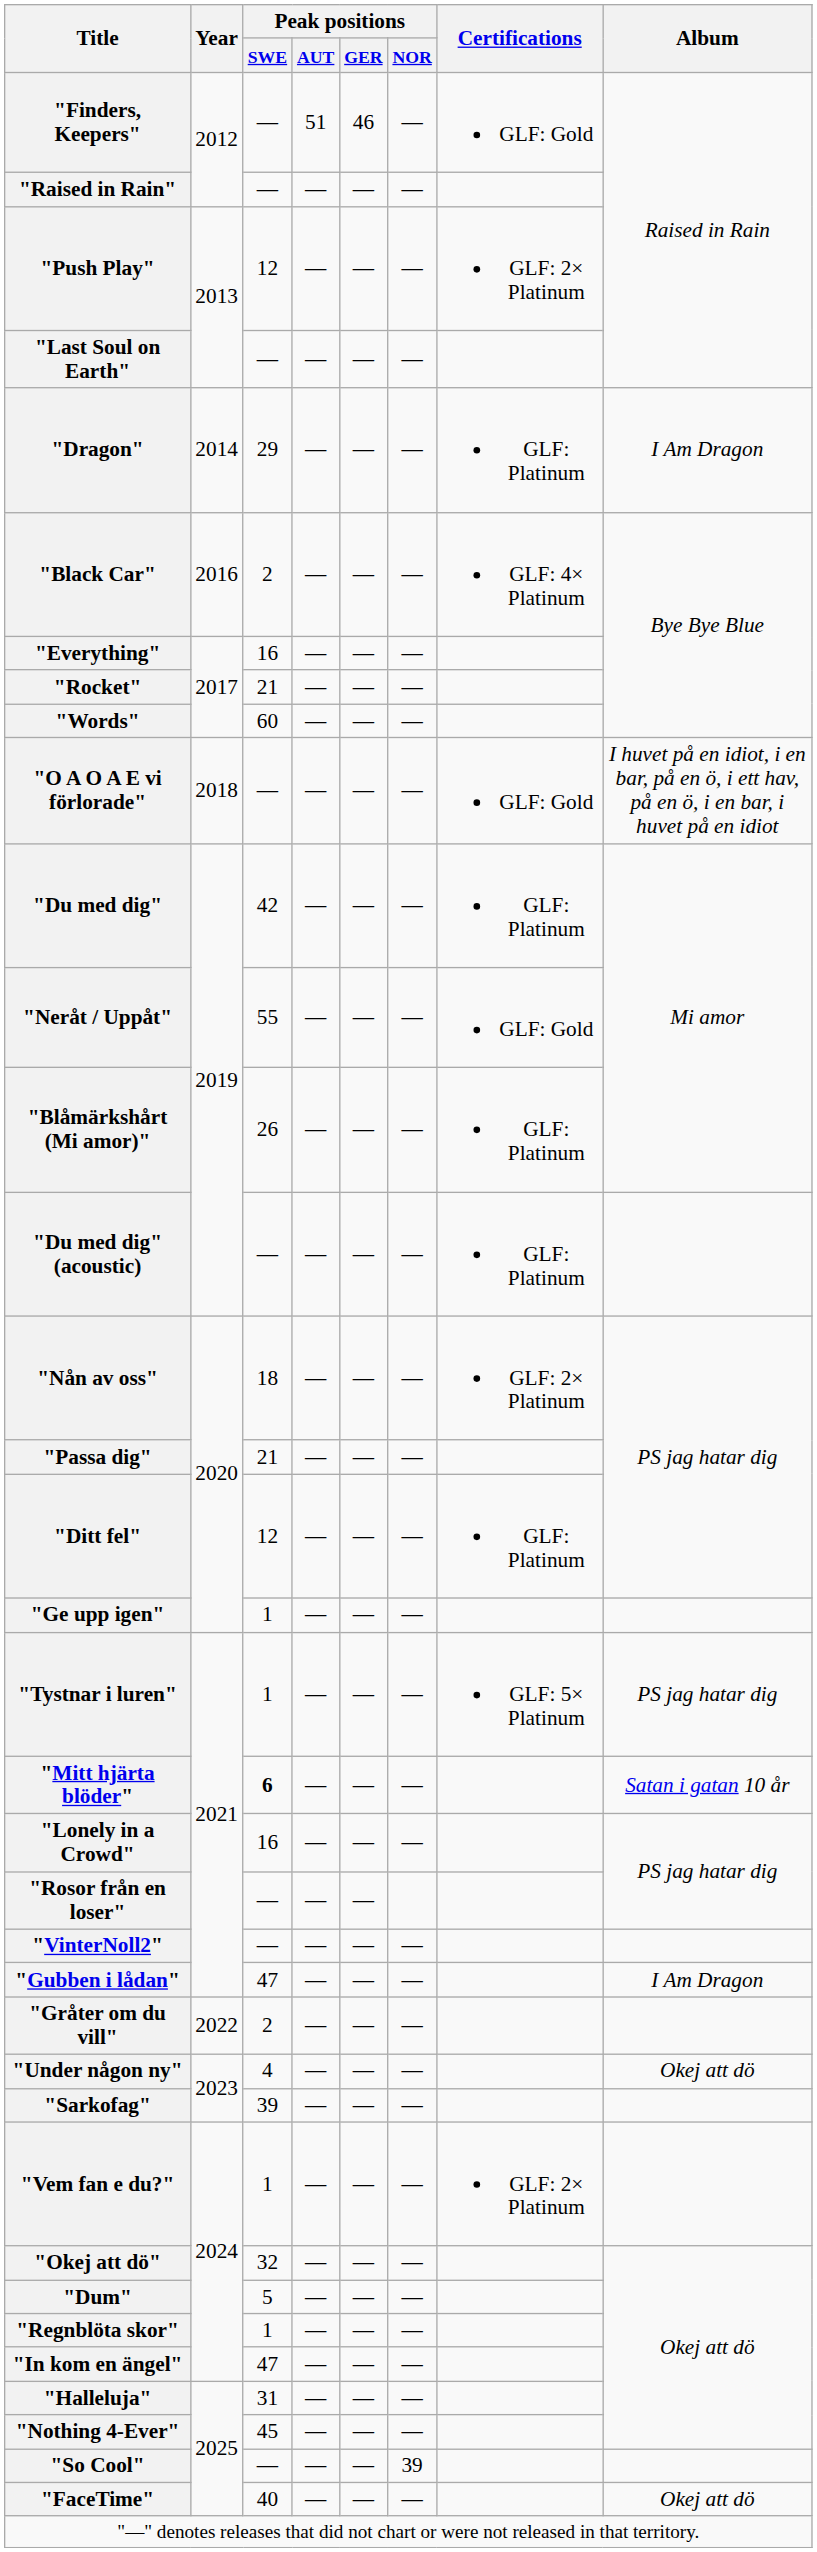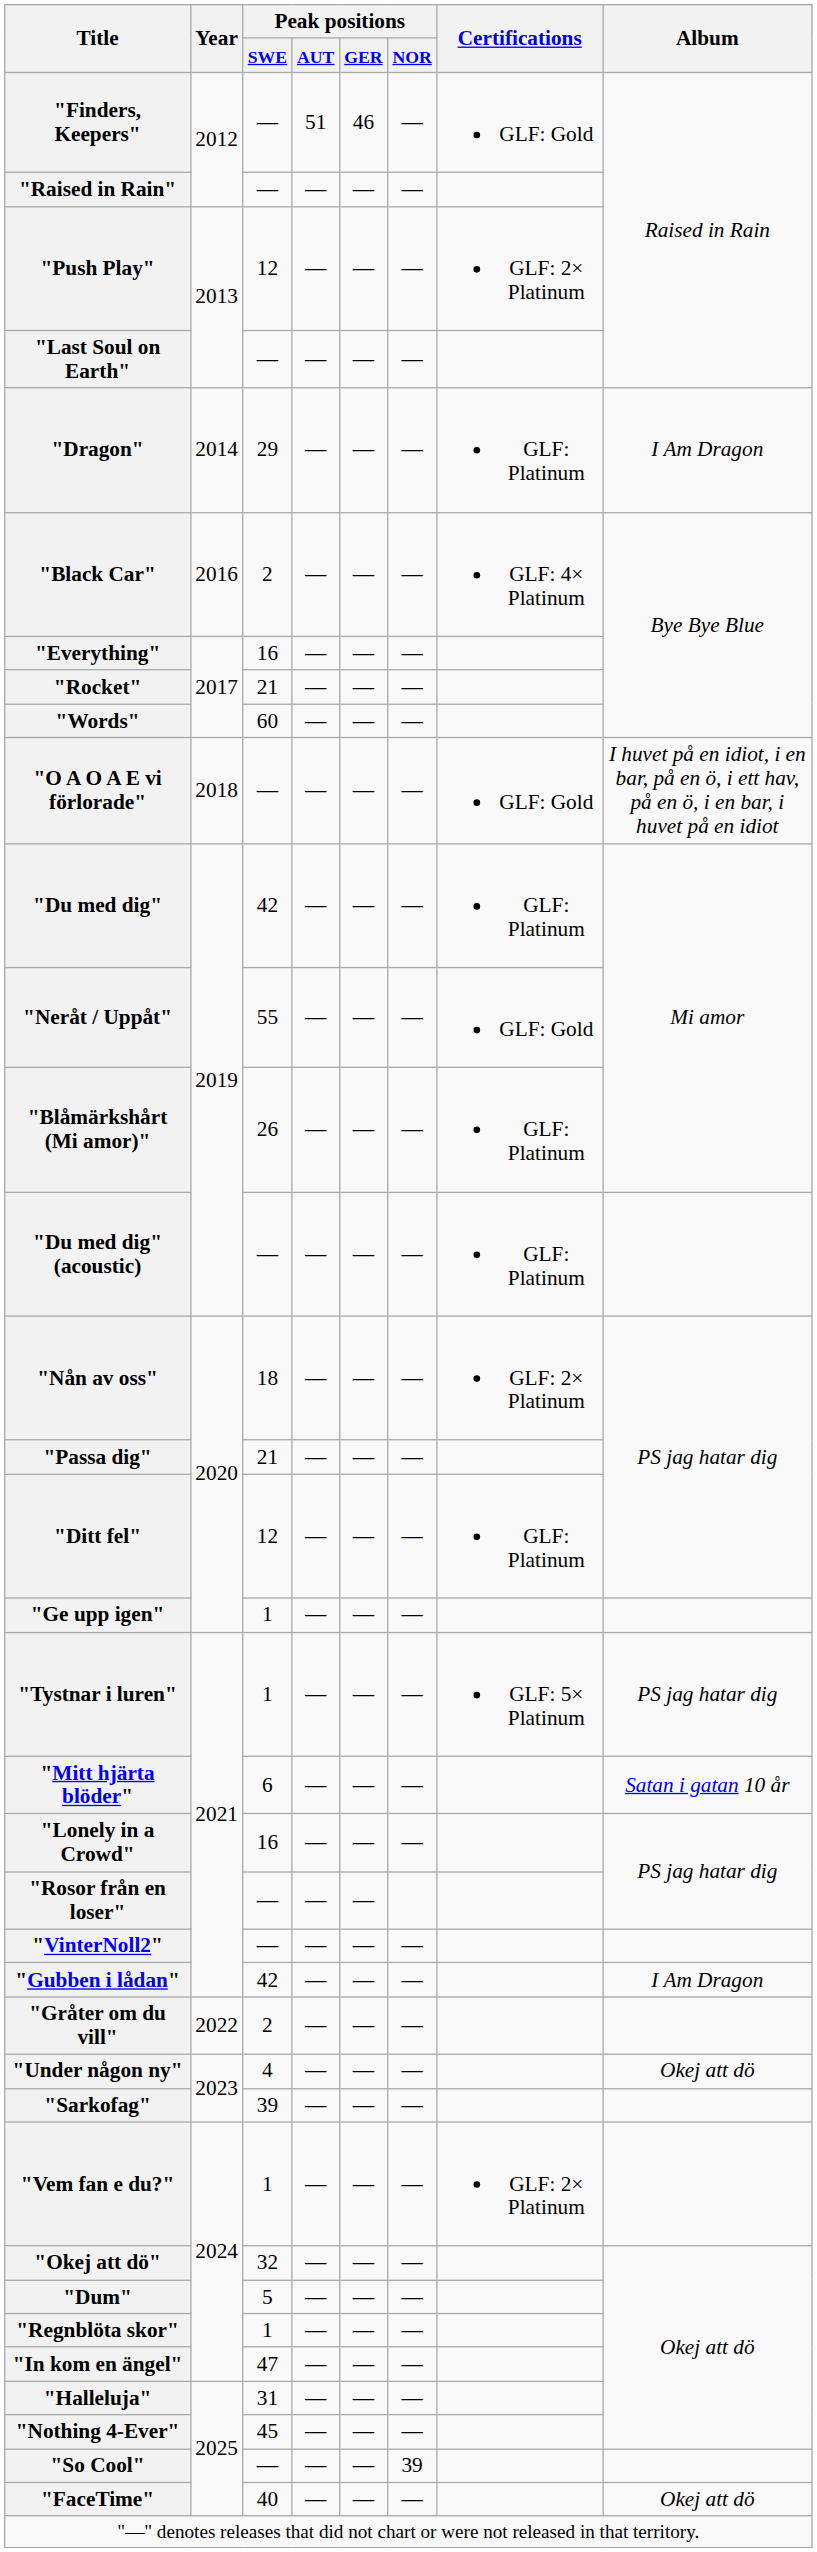(267, 1784) bold -> (267, 1784) normal
(267, 1979) 47 -> (267, 1979) 42
